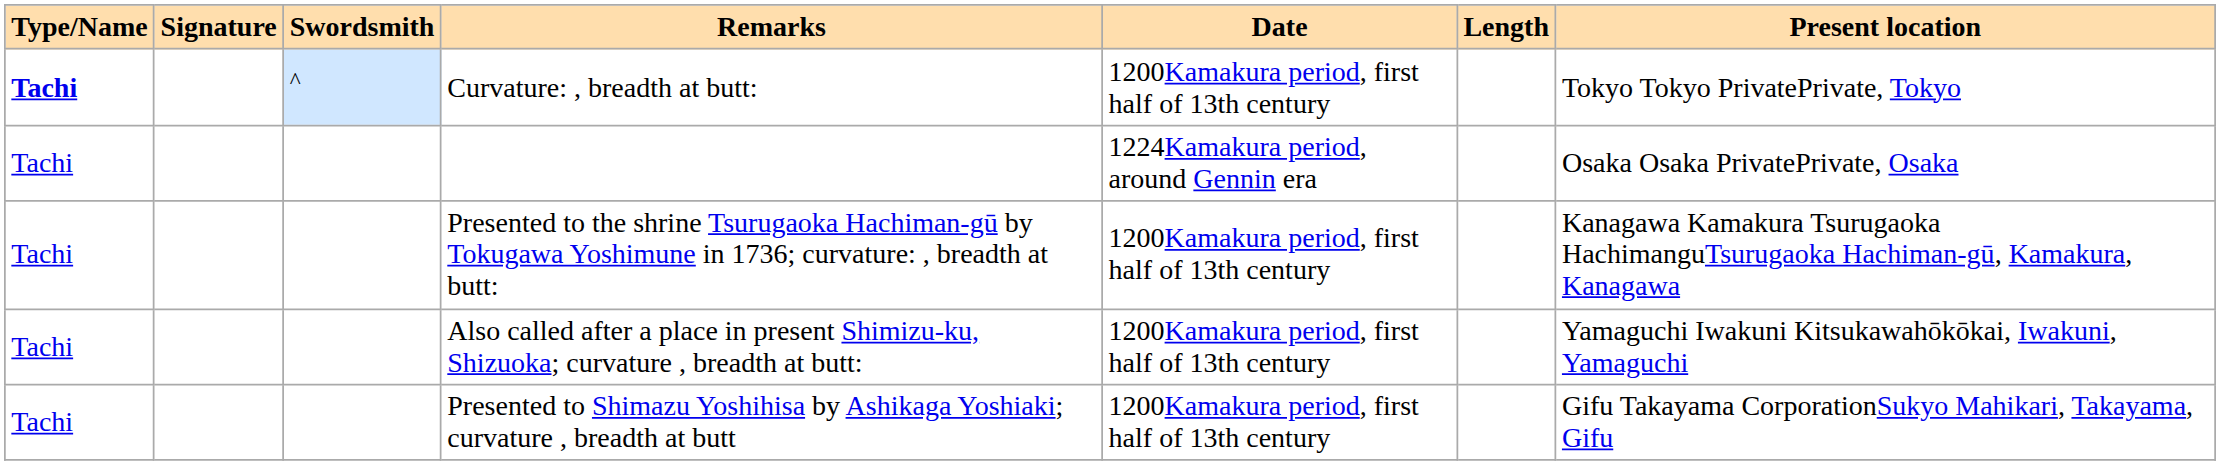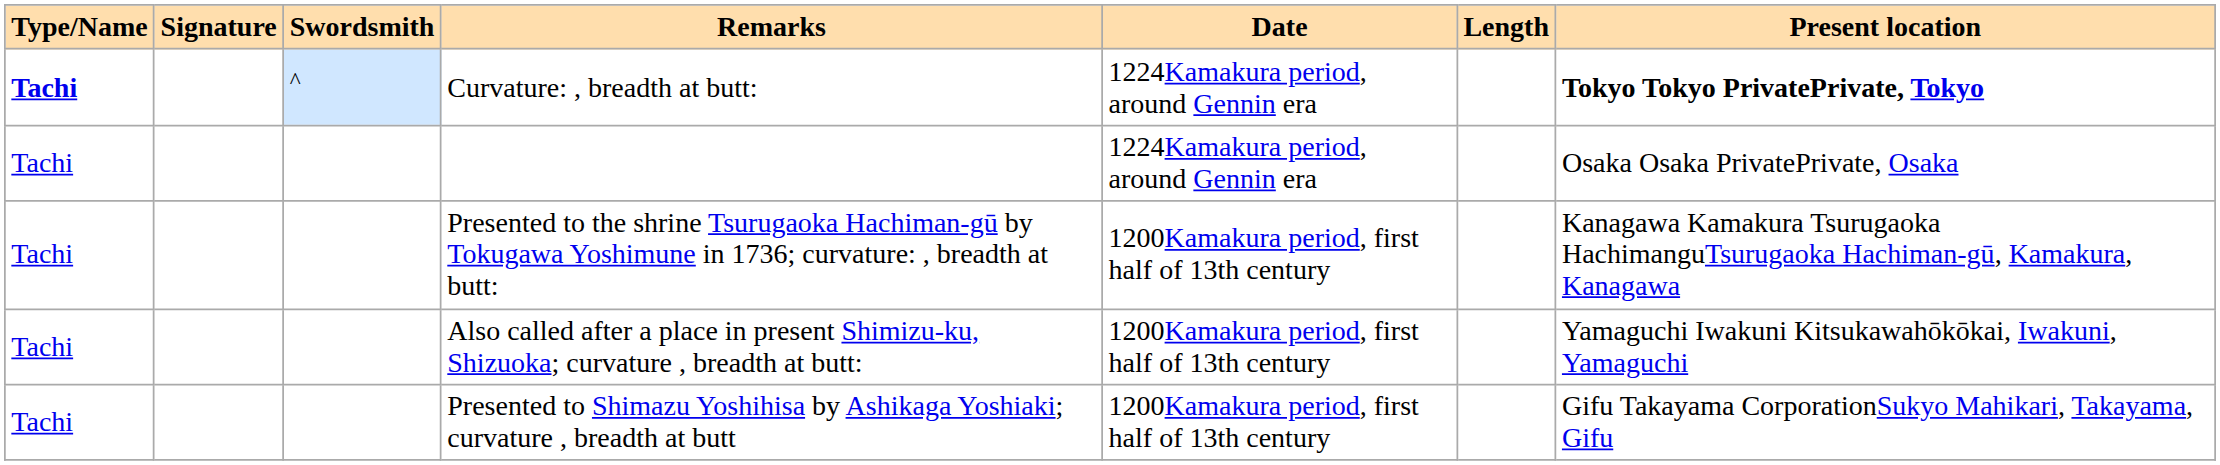(1264, 86) 1200Kamakura period, first half of 13th century -> (1238, 86) 1224Kamakura period, around Gennin era
(1761, 86) normal -> (1773, 86) bold
